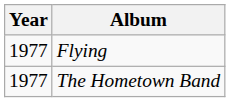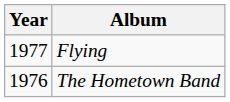(28, 81) 1977 -> (28, 81) 1976
